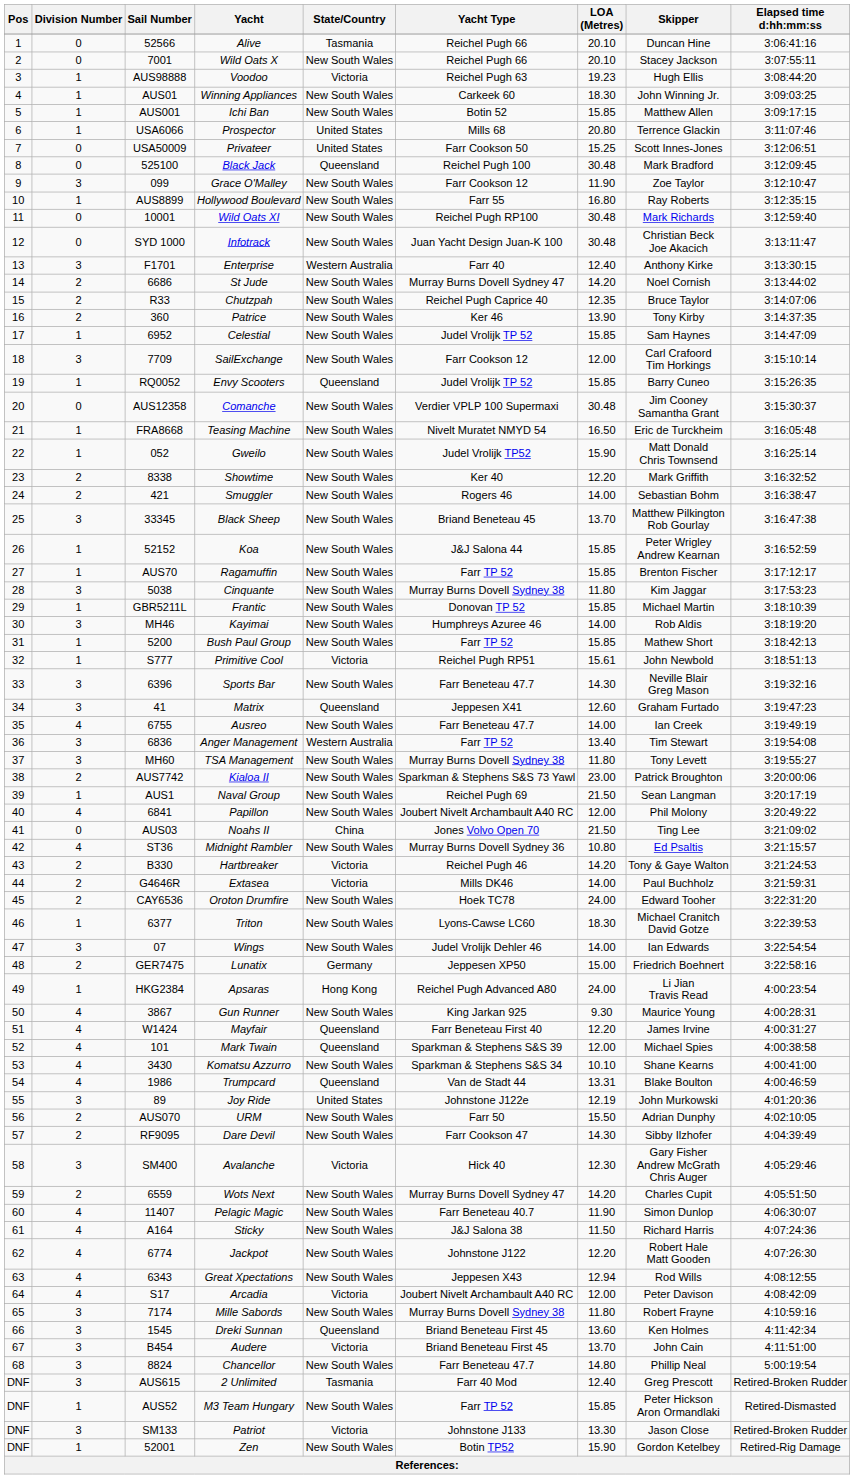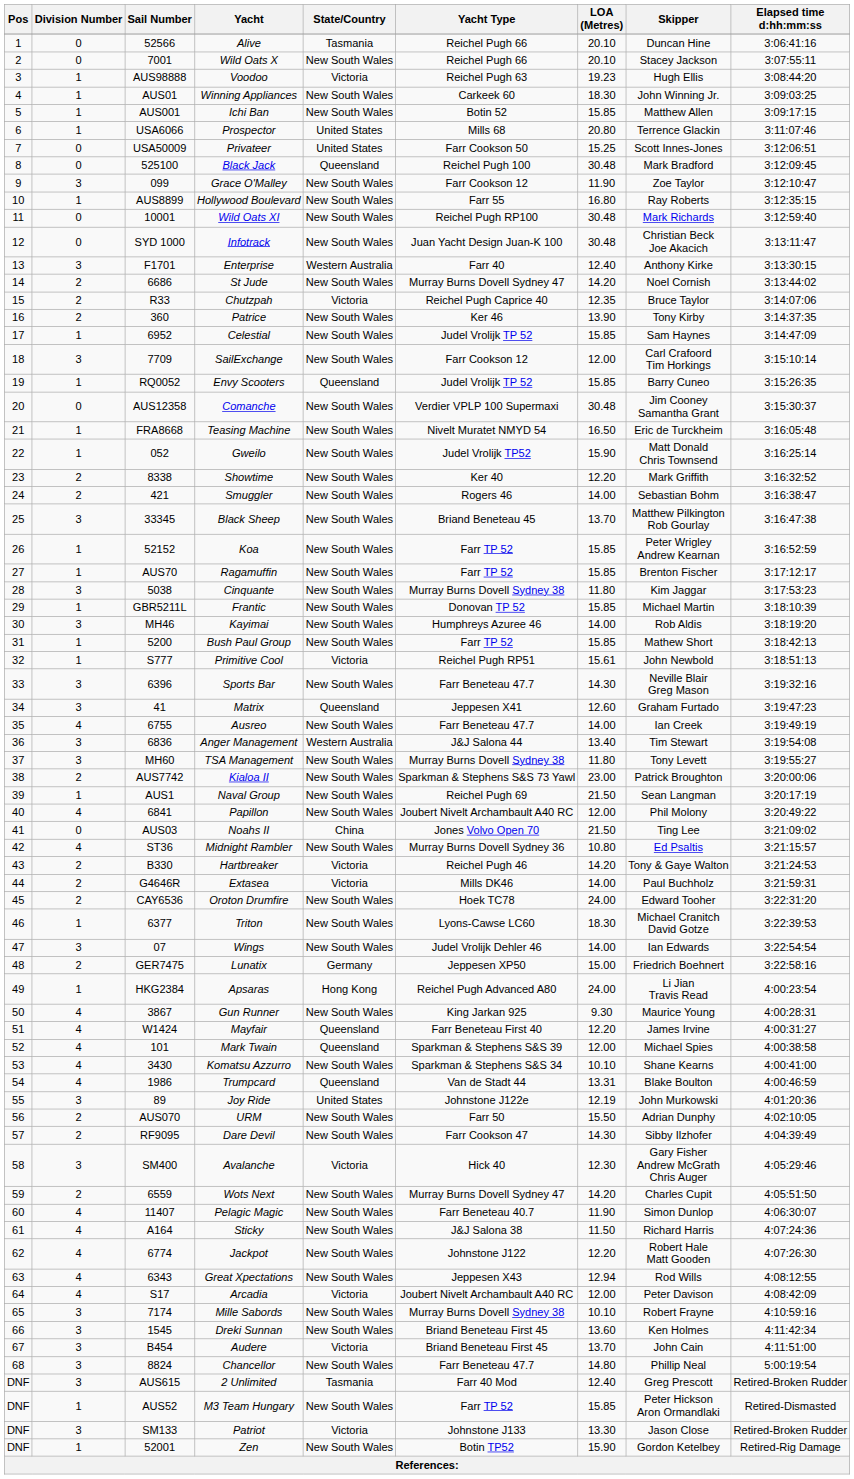(349, 300) New South Wales -> (349, 300) Victoria
(487, 549) J&J Salona 44 -> (487, 549) Farr TP 52
(487, 742) Farr TP 52 -> (487, 742) J&J Salona 44
(602, 1312) 11.80 -> (602, 1312) 10.10
(349, 1330) Queensland -> (349, 1330) New South Wales
